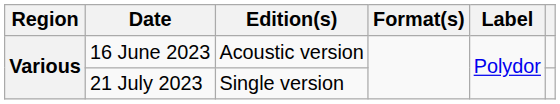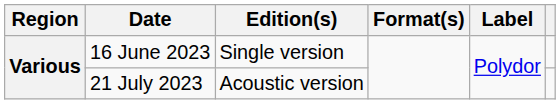(292, 51) Acoustic version -> (282, 51) Single version
(282, 83) Single version -> (292, 83) Acoustic version
